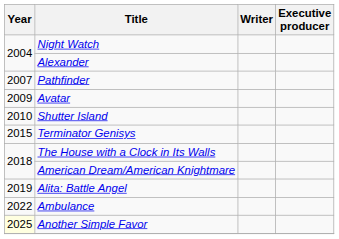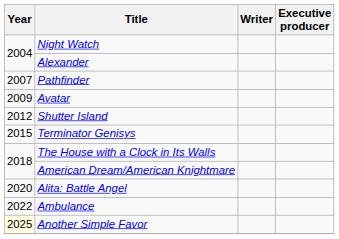(20, 116) 2010 -> (20, 116) 2012
(20, 188) 2019 -> (20, 188) 2020
